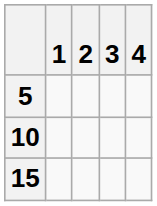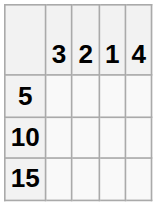columns swapped: (59, 54) <-> (112, 54)
